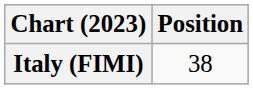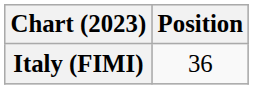(200, 63) 38 -> (200, 63) 36
